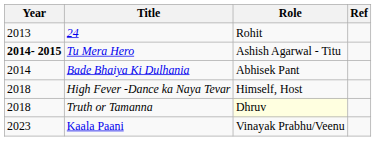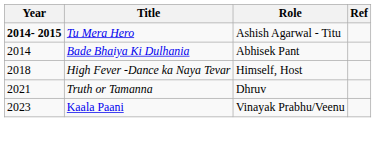- row: (73, 32)
(19, 107) 2018 -> (19, 88) 2021
(251, 107) lightyellow background -> (251, 88) no background
